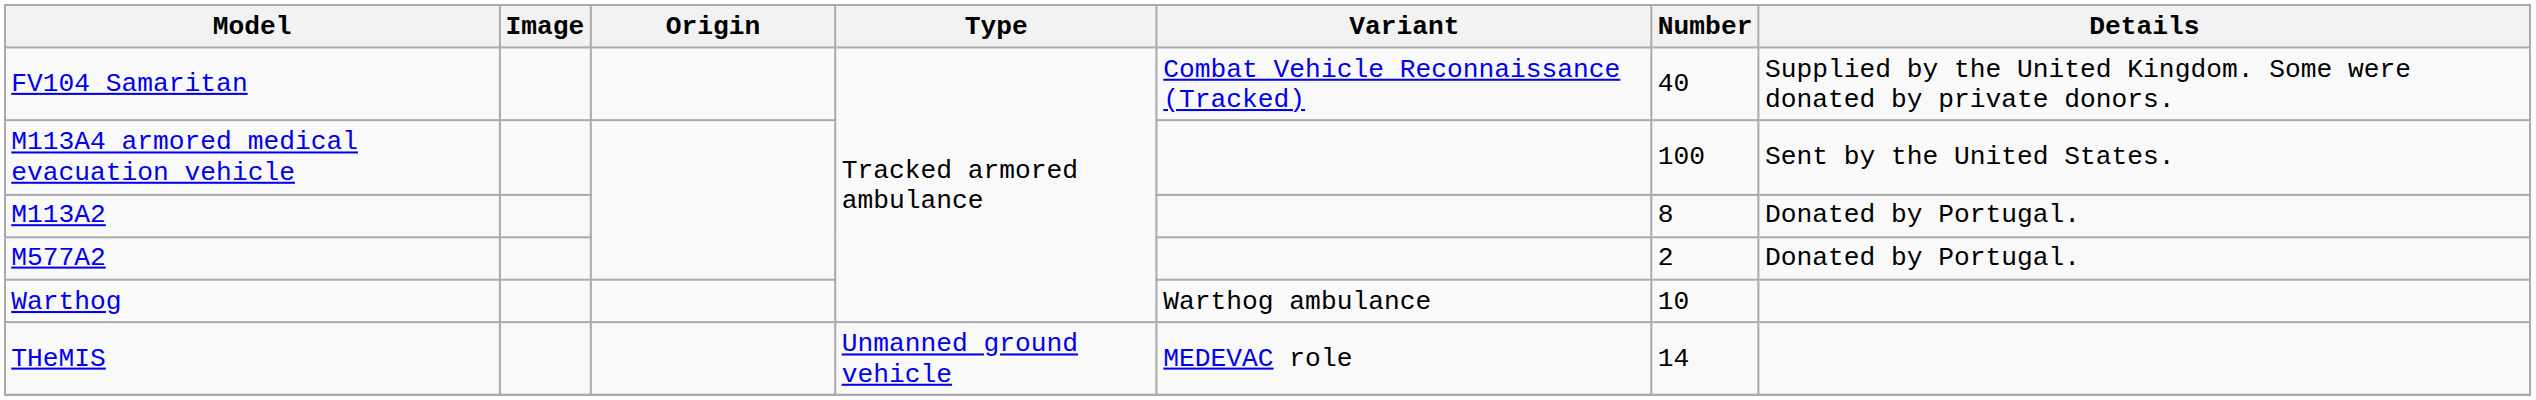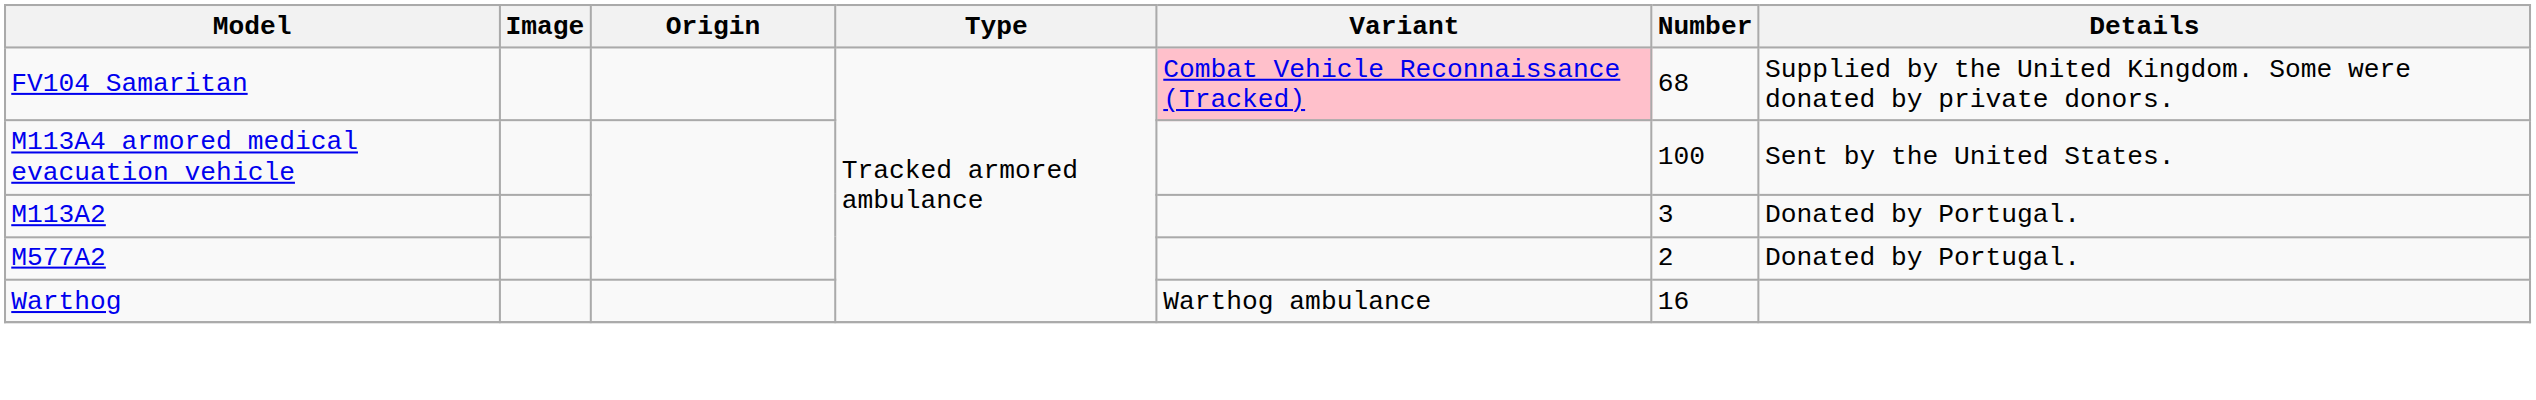(1392, 84) no background -> (1392, 84) pink background
(1674, 84) 40 -> (1674, 84) 68
(1666, 215) 8 -> (1666, 215) 3
(1674, 301) 10 -> (1674, 301) 16
- row: (59, 359)
